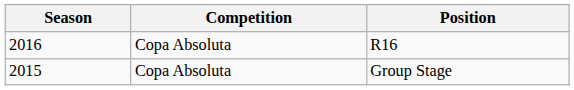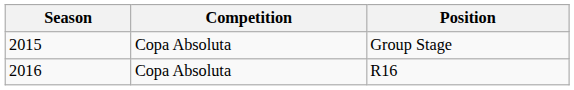rows swapped: (411, 71) <-> (384, 44)
